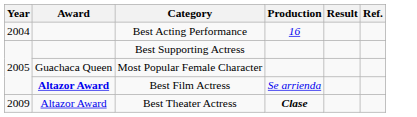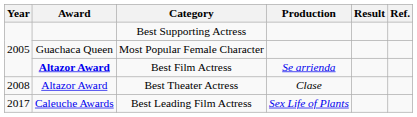- row: (190, 31)
(18, 103) 2009 -> (18, 85) 2008
(295, 103) bold -> (309, 85) normal
+ row: (191, 103)
